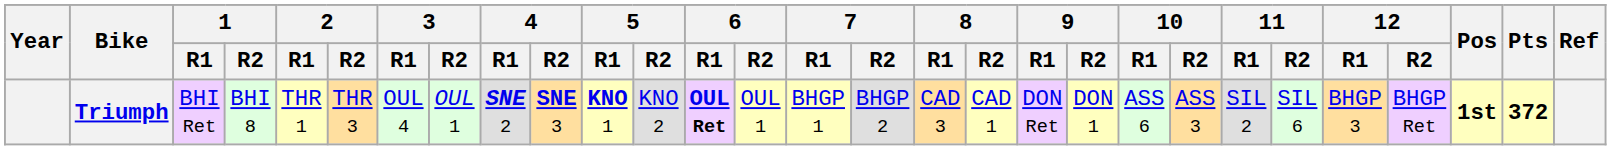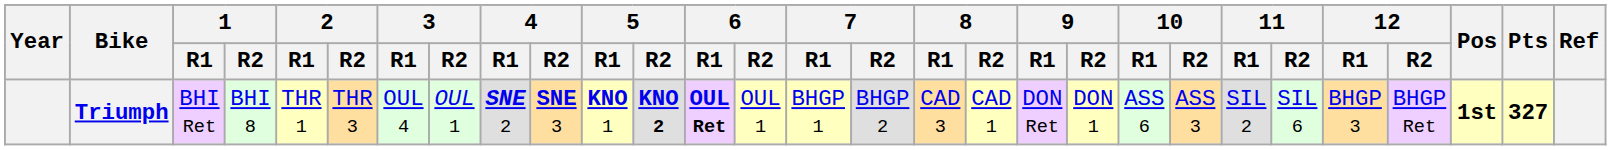(658, 111) normal -> (658, 112) bold
(1528, 112) 372 -> (1528, 112) 327
